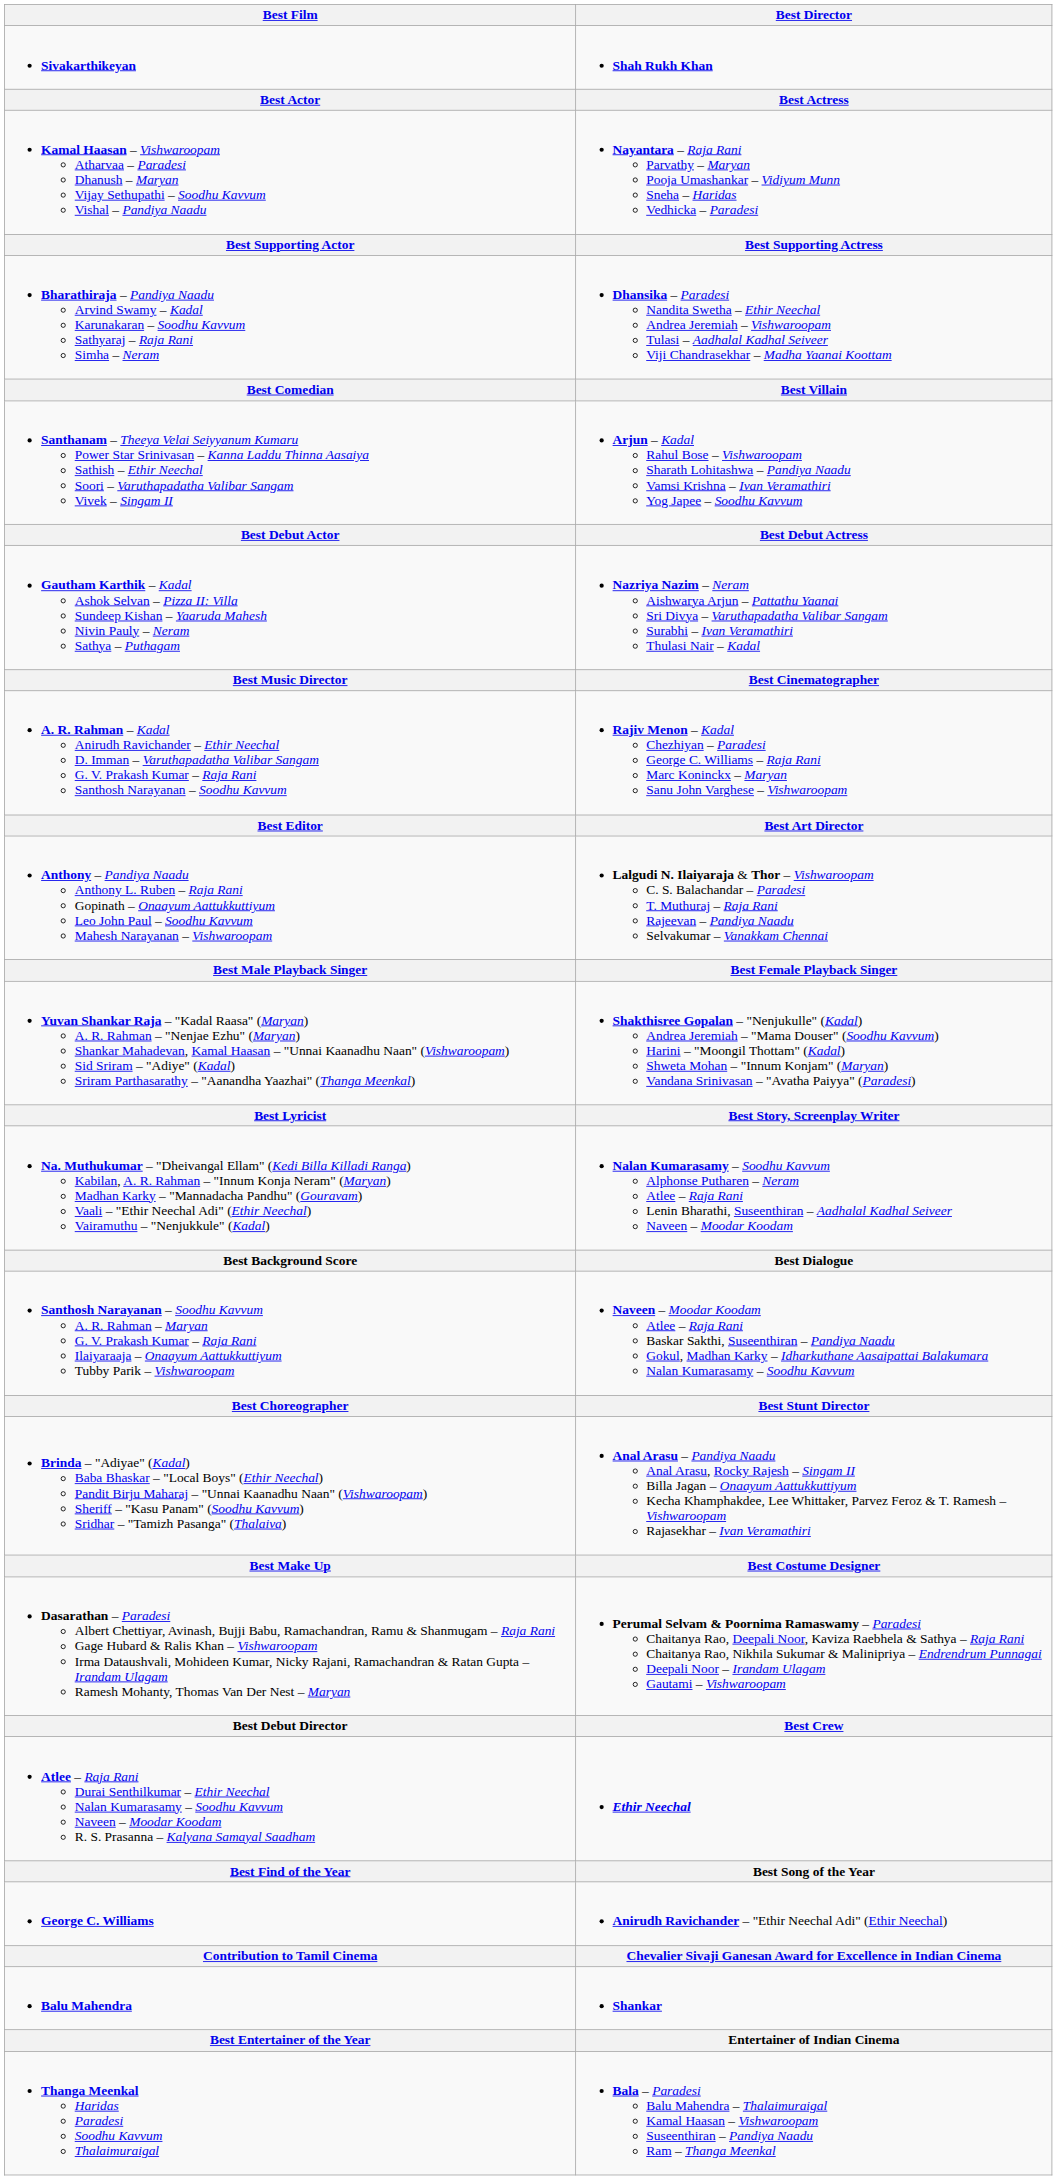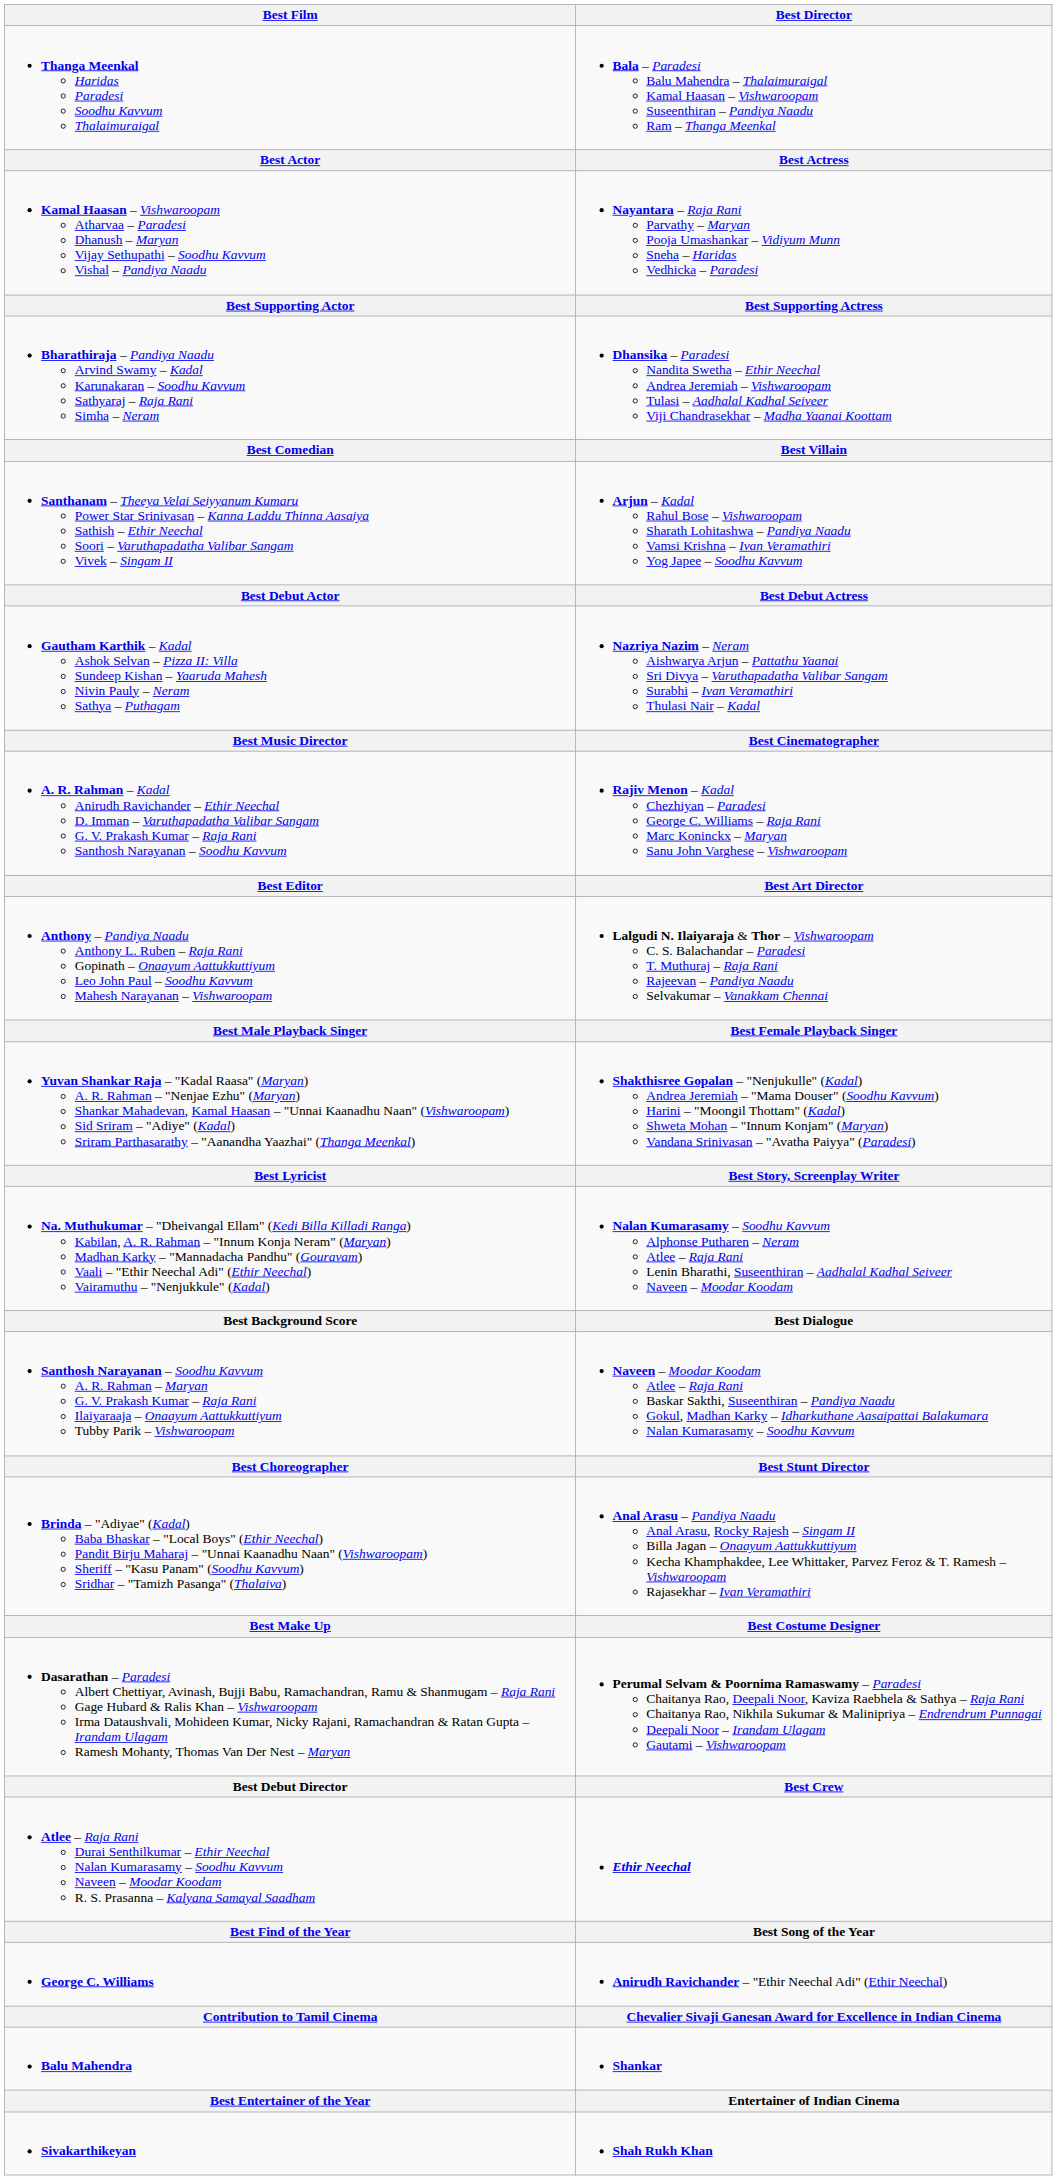rows swapped: (290, 2121) <-> (290, 65)
